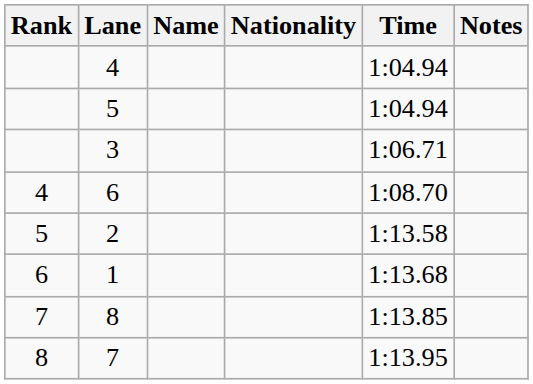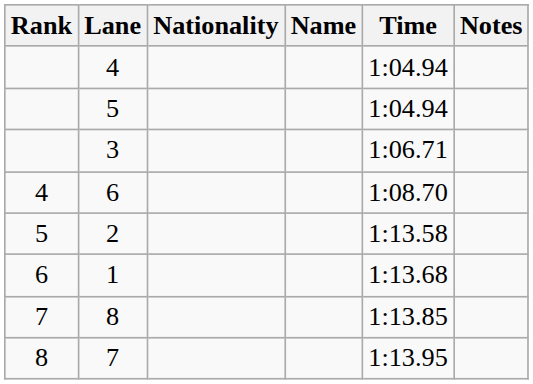columns swapped: (186, 25) <-> (294, 25)
